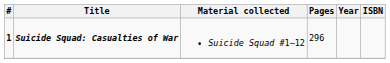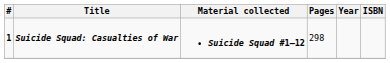(244, 43) normal -> (244, 43) bold
(317, 38) 296 -> (317, 38) 298
